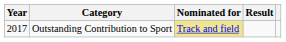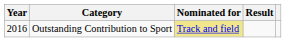(17, 28) 2017 -> (17, 28) 2016
